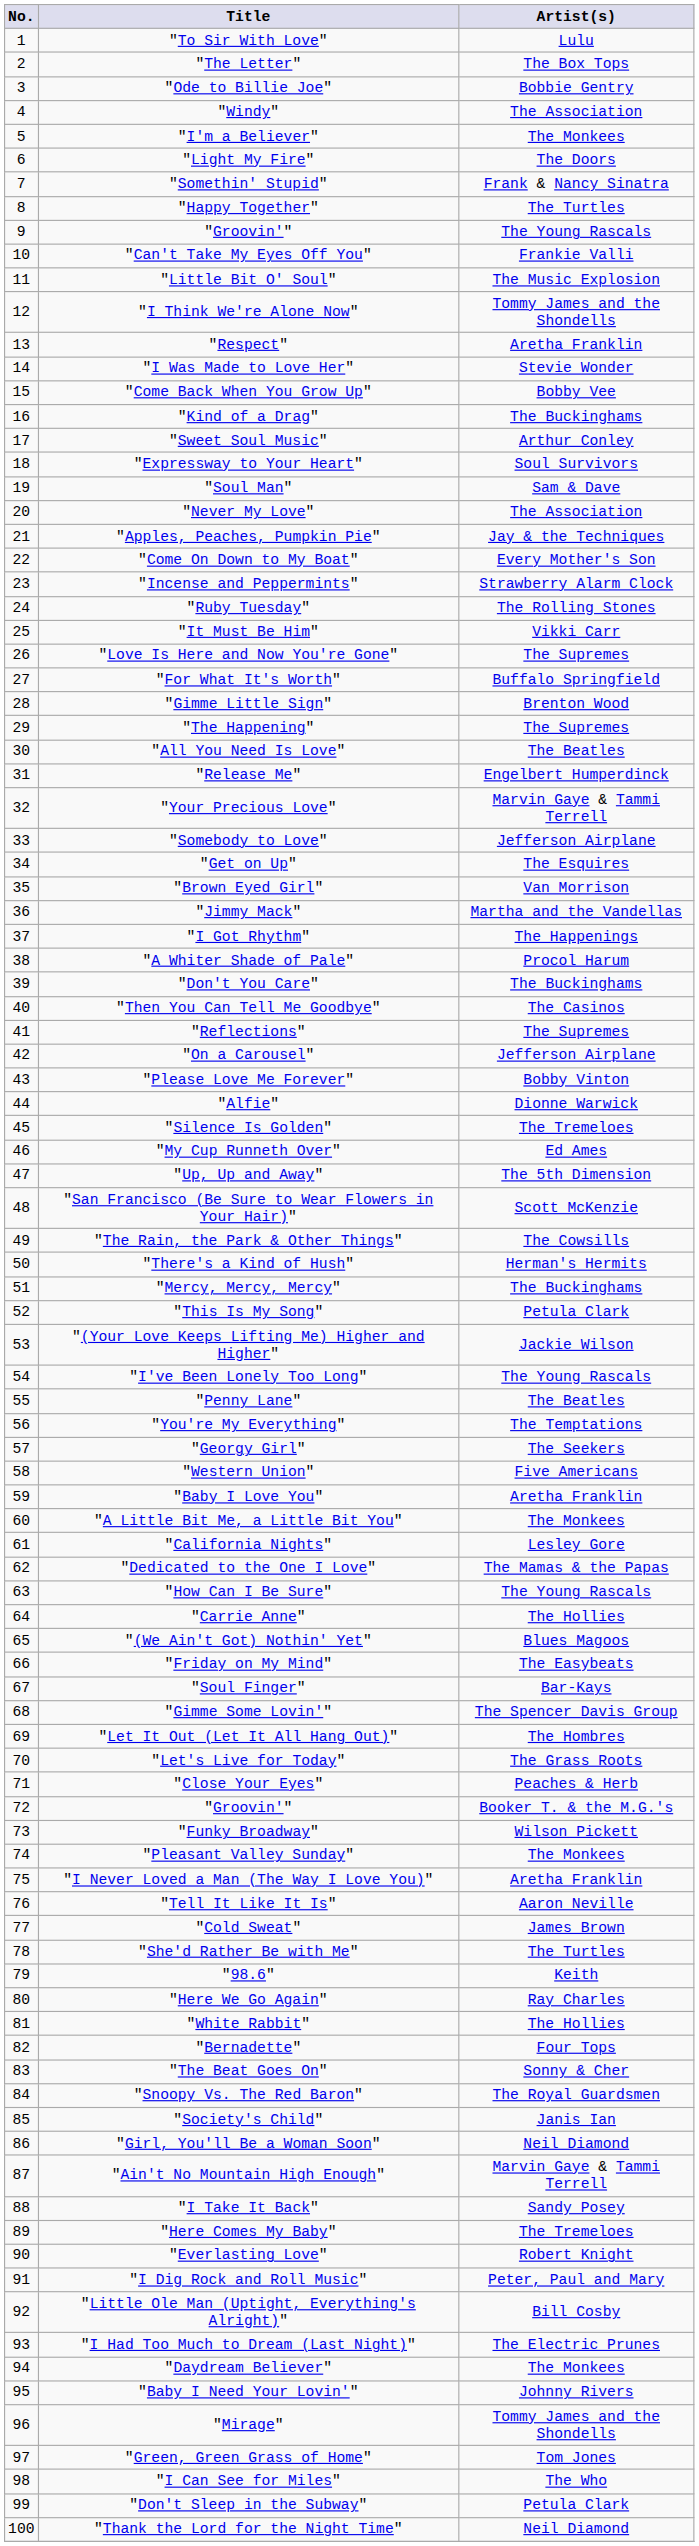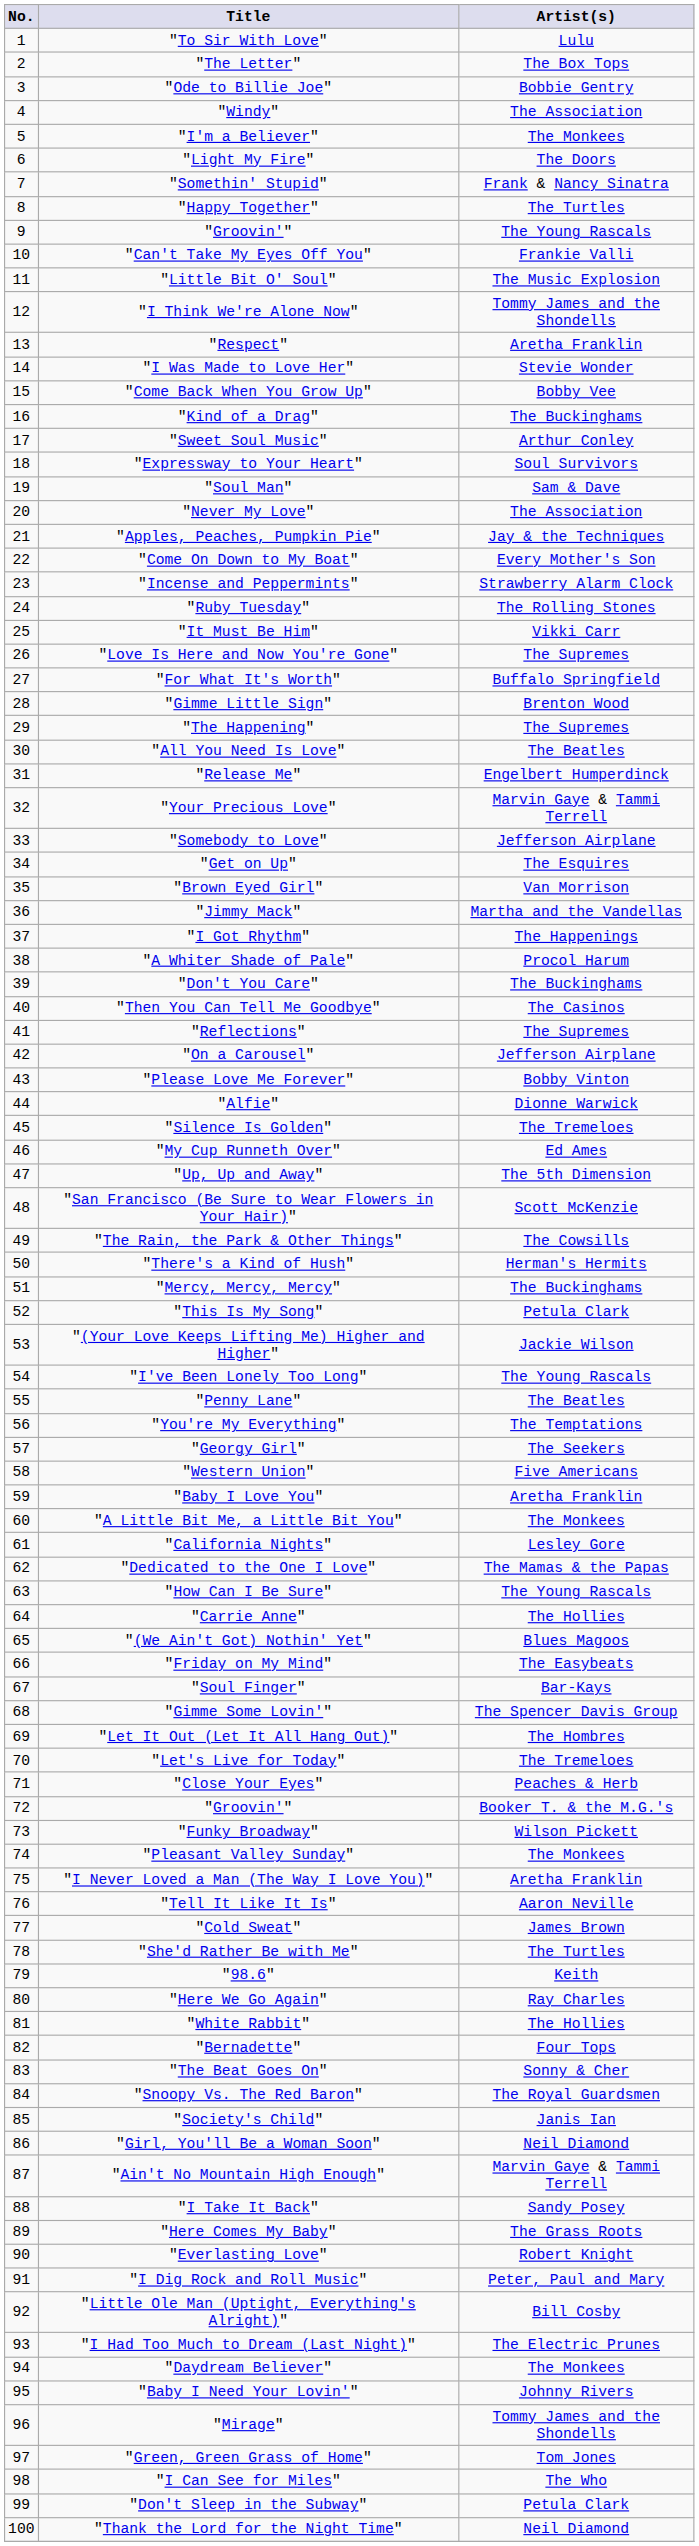(576, 1760) The Grass Roots -> (576, 1760) The Tremeloes
(576, 2232) The Tremeloes -> (576, 2232) The Grass Roots
